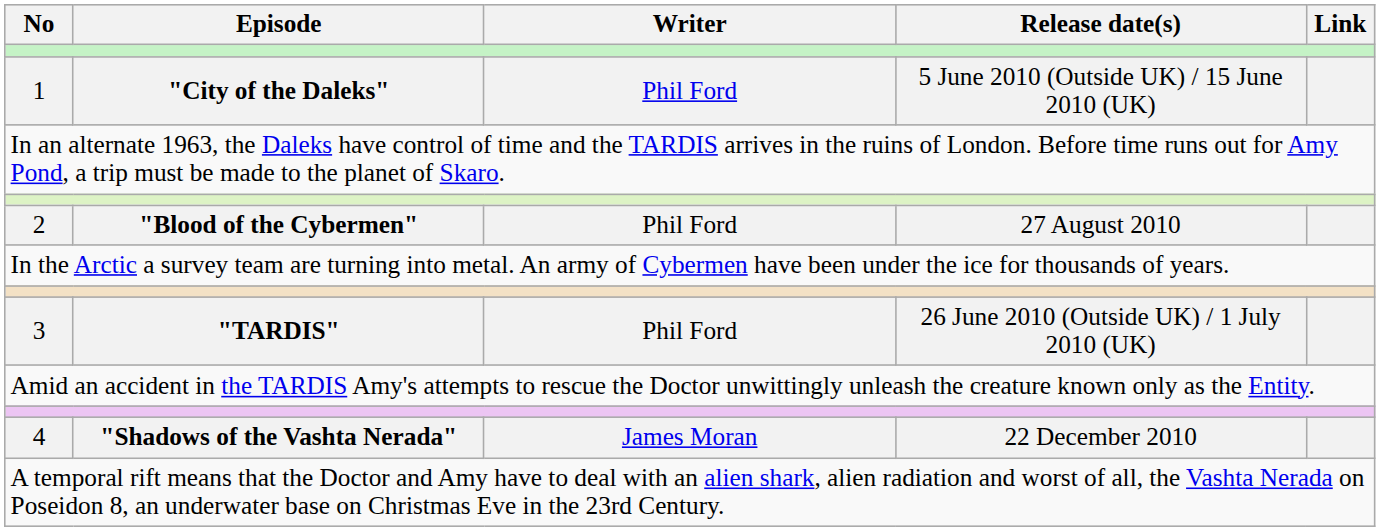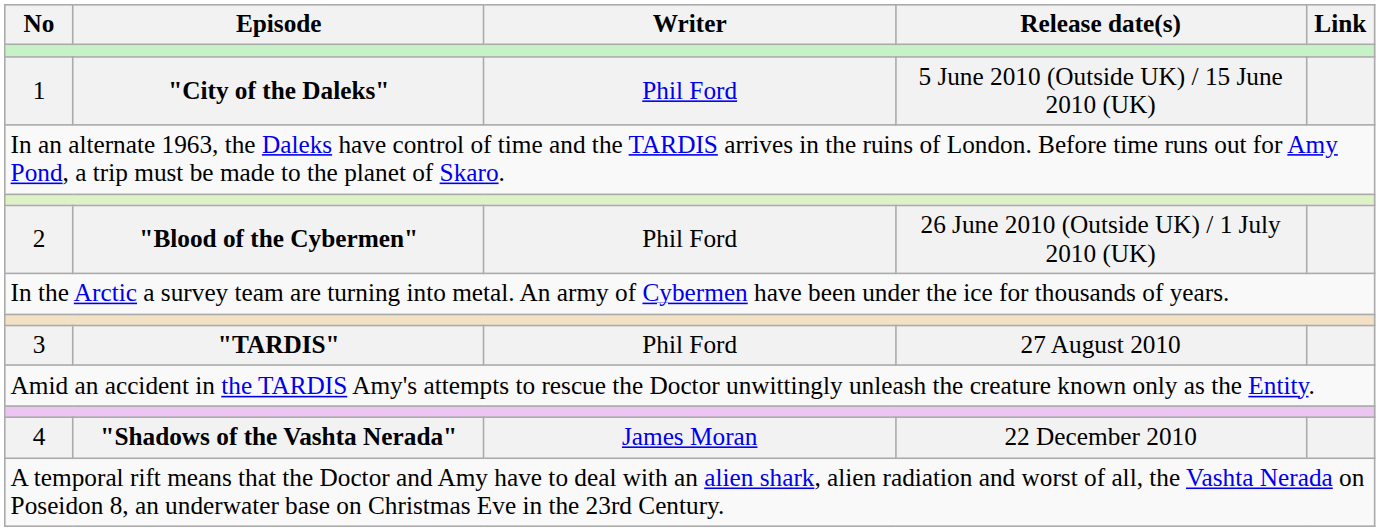(1101, 225) 27 August 2010 -> (1101, 239) 26 June 2010 (Outside UK) / 1 July 2010 (UK)
(1101, 331) 26 June 2010 (Outside UK) / 1 July 2010 (UK) -> (1101, 345) 27 August 2010
